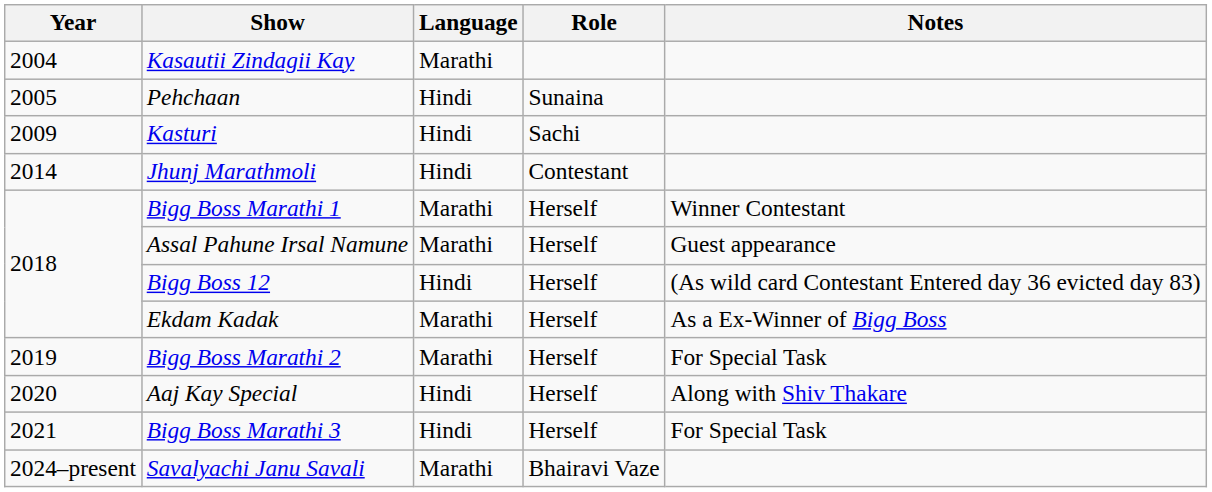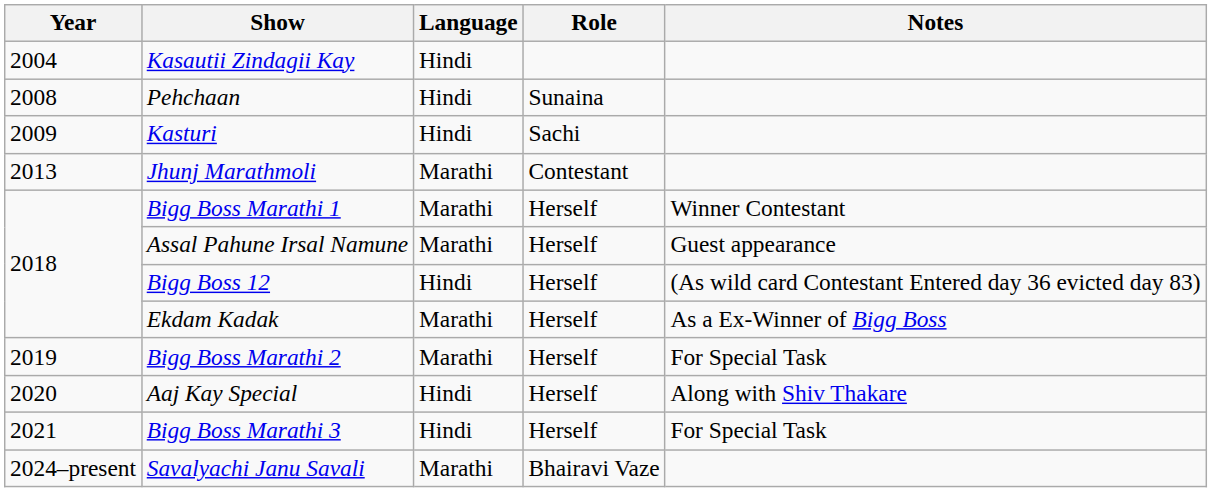(456, 60) Marathi -> (446, 60) Hindi
(33, 97) 2005 -> (33, 97) 2008
(33, 171) 2014 -> (33, 171) 2013
(446, 171) Hindi -> (456, 171) Marathi
